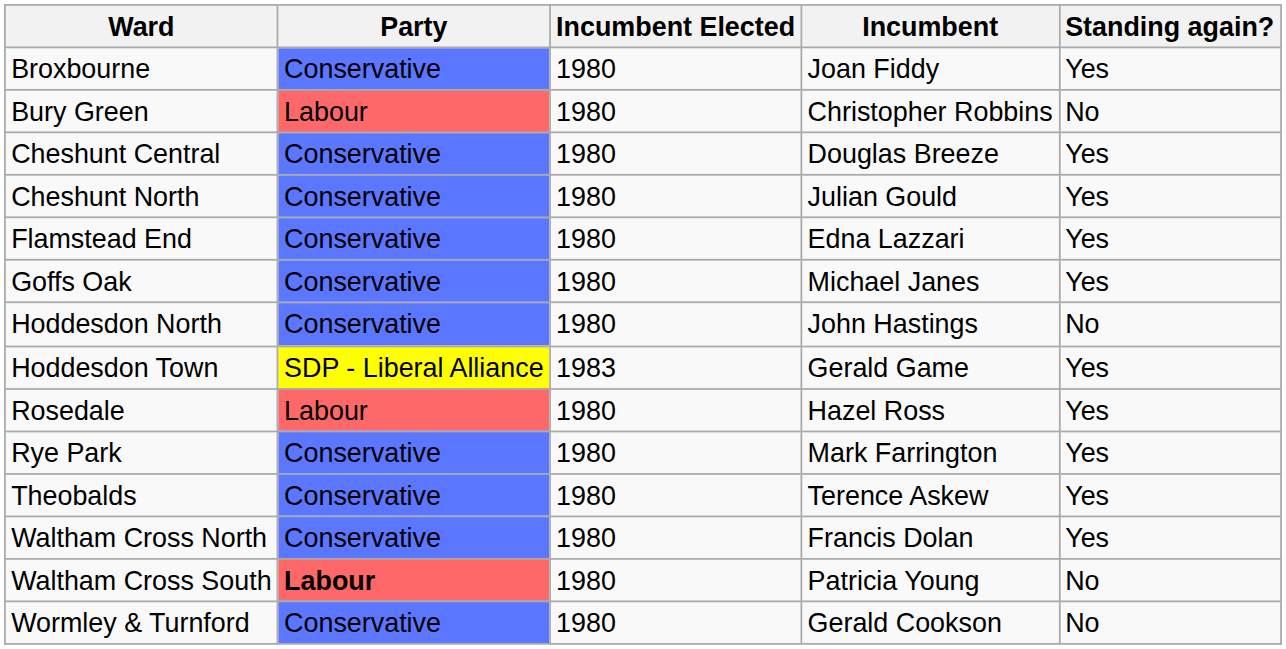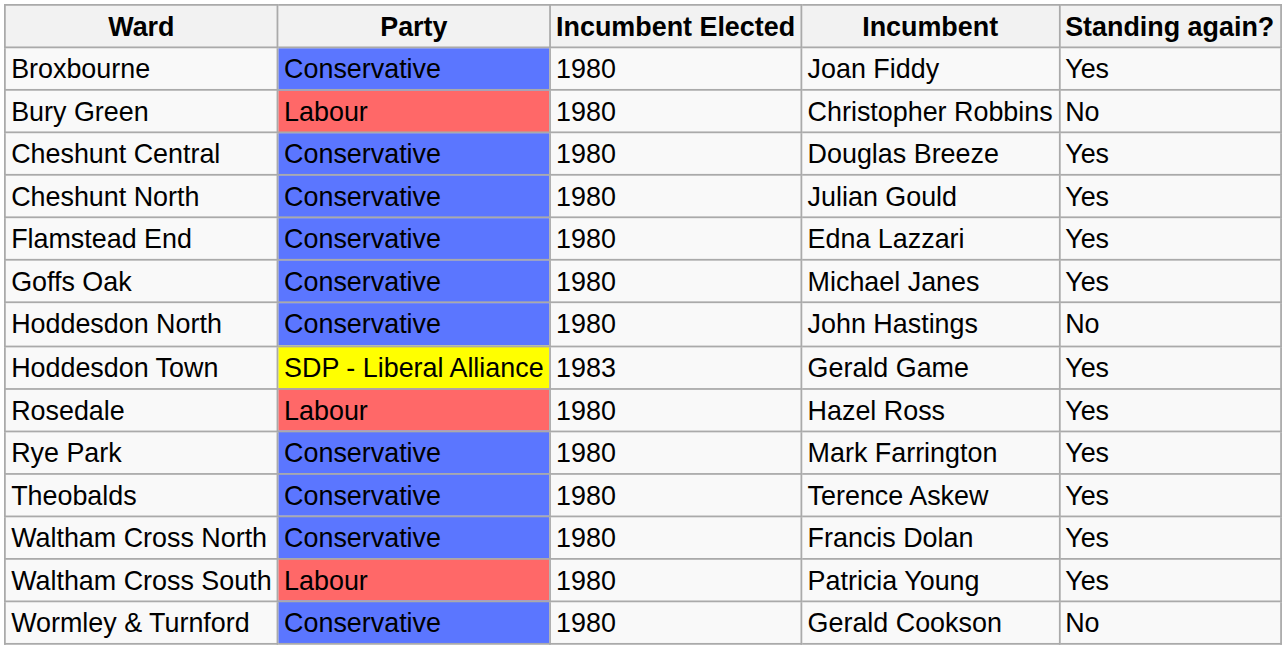(330, 580) bold -> (326, 580) normal
(1082, 580) No -> (1087, 580) Yes
